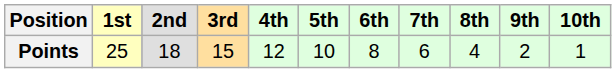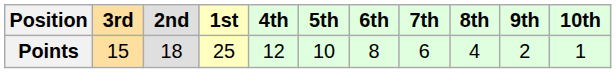columns swapped: (117, 20) <-> (223, 20)
